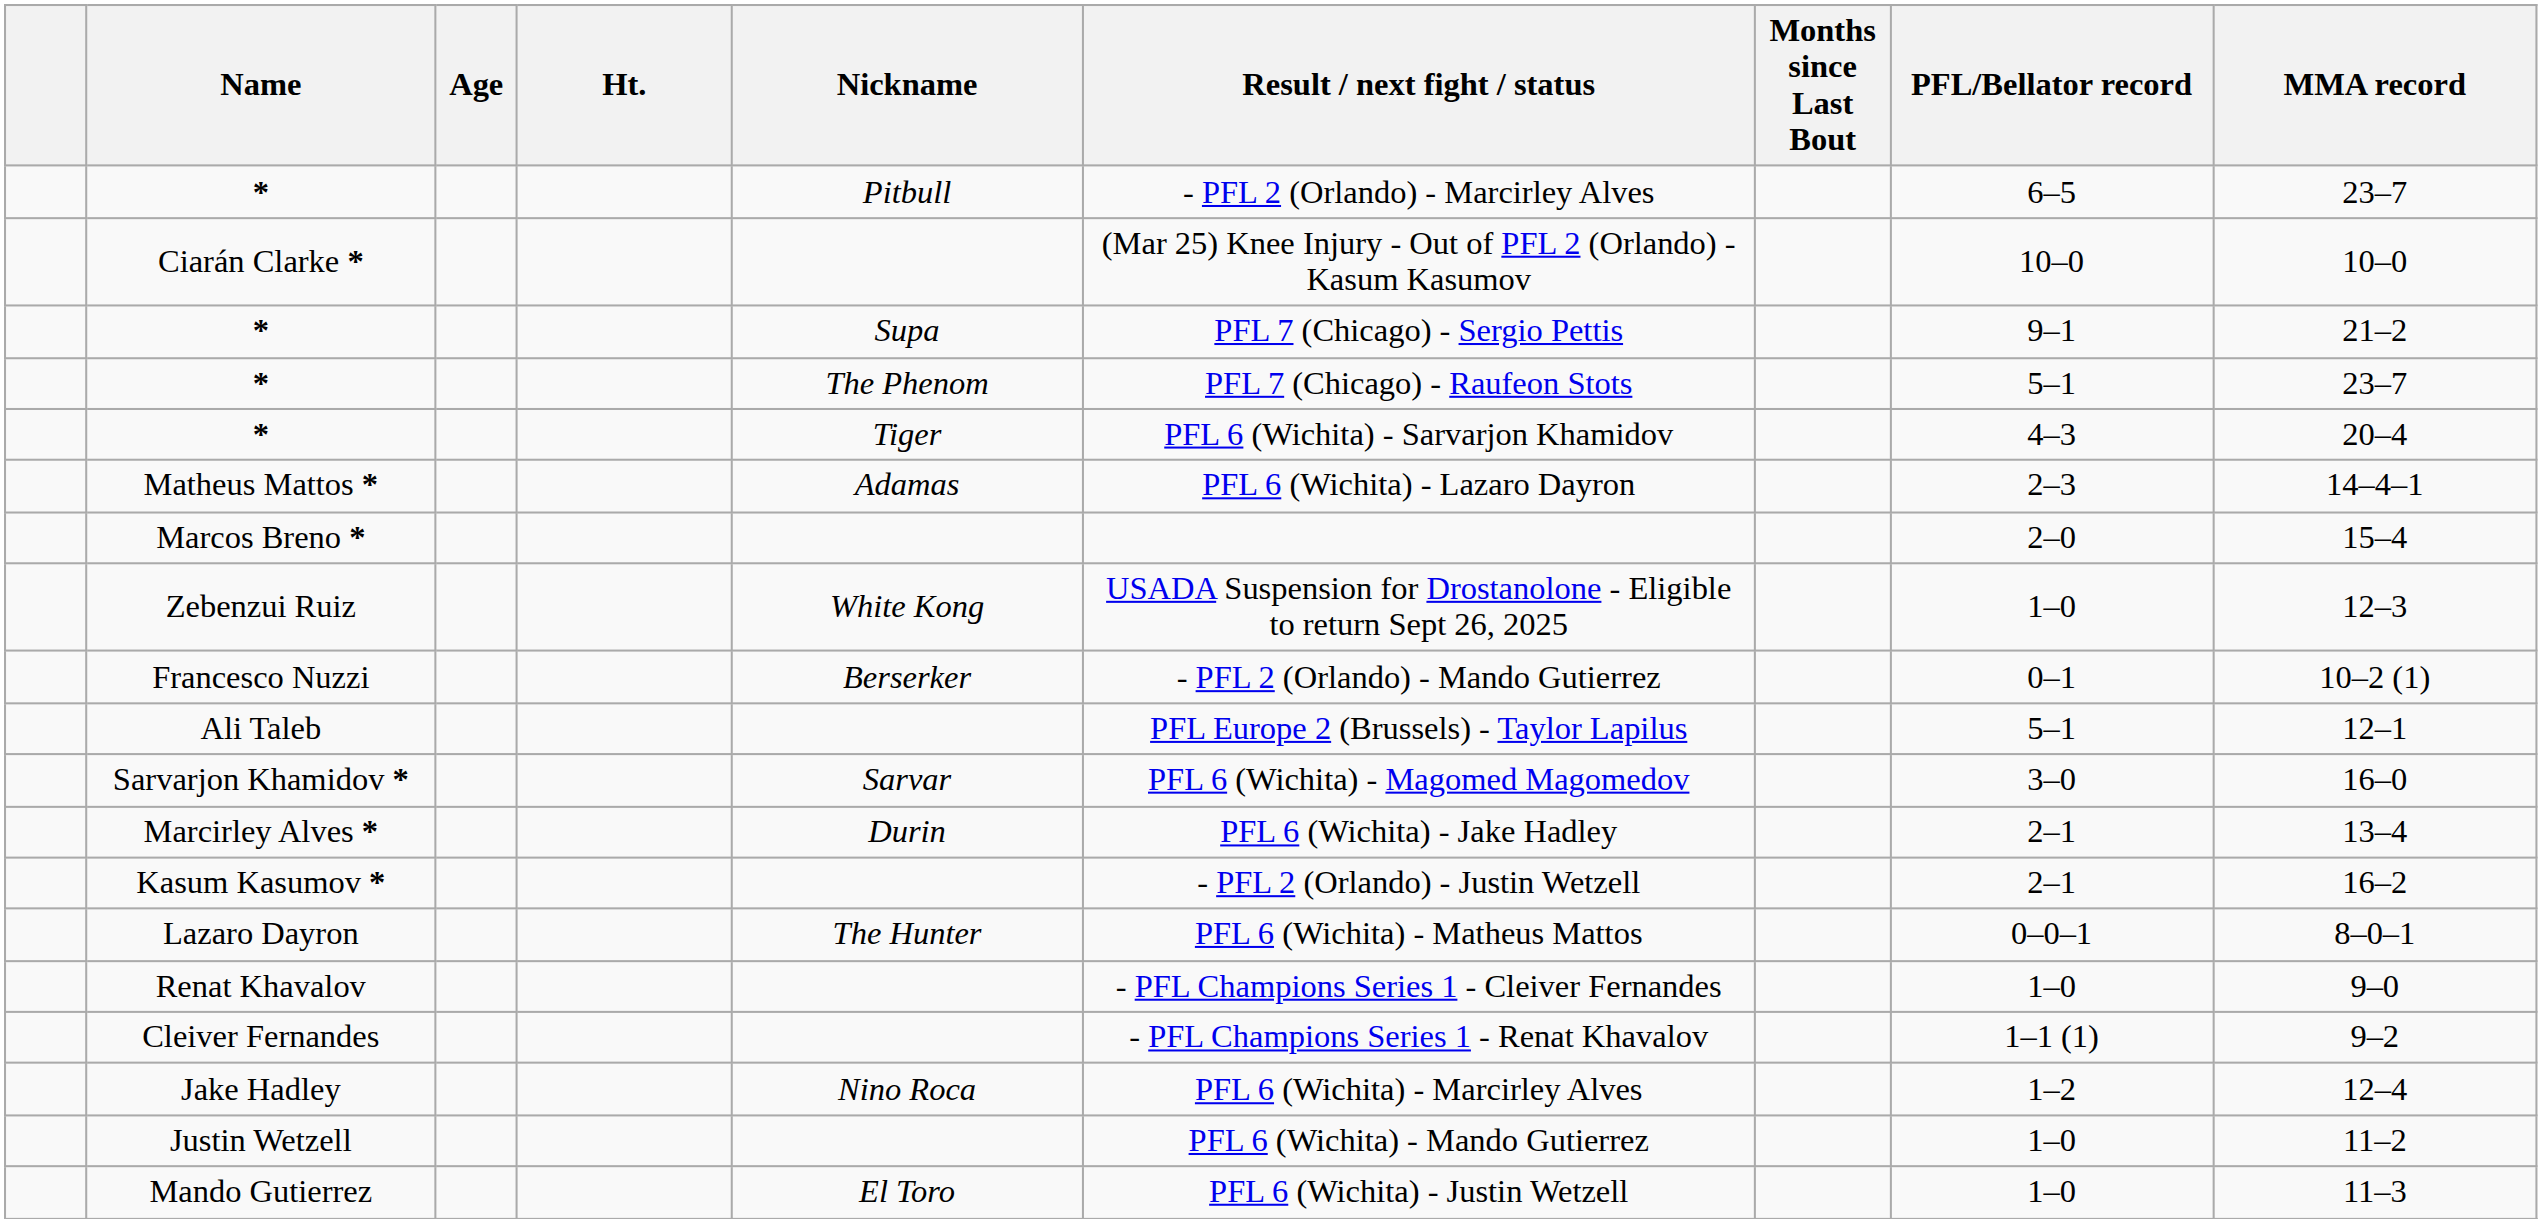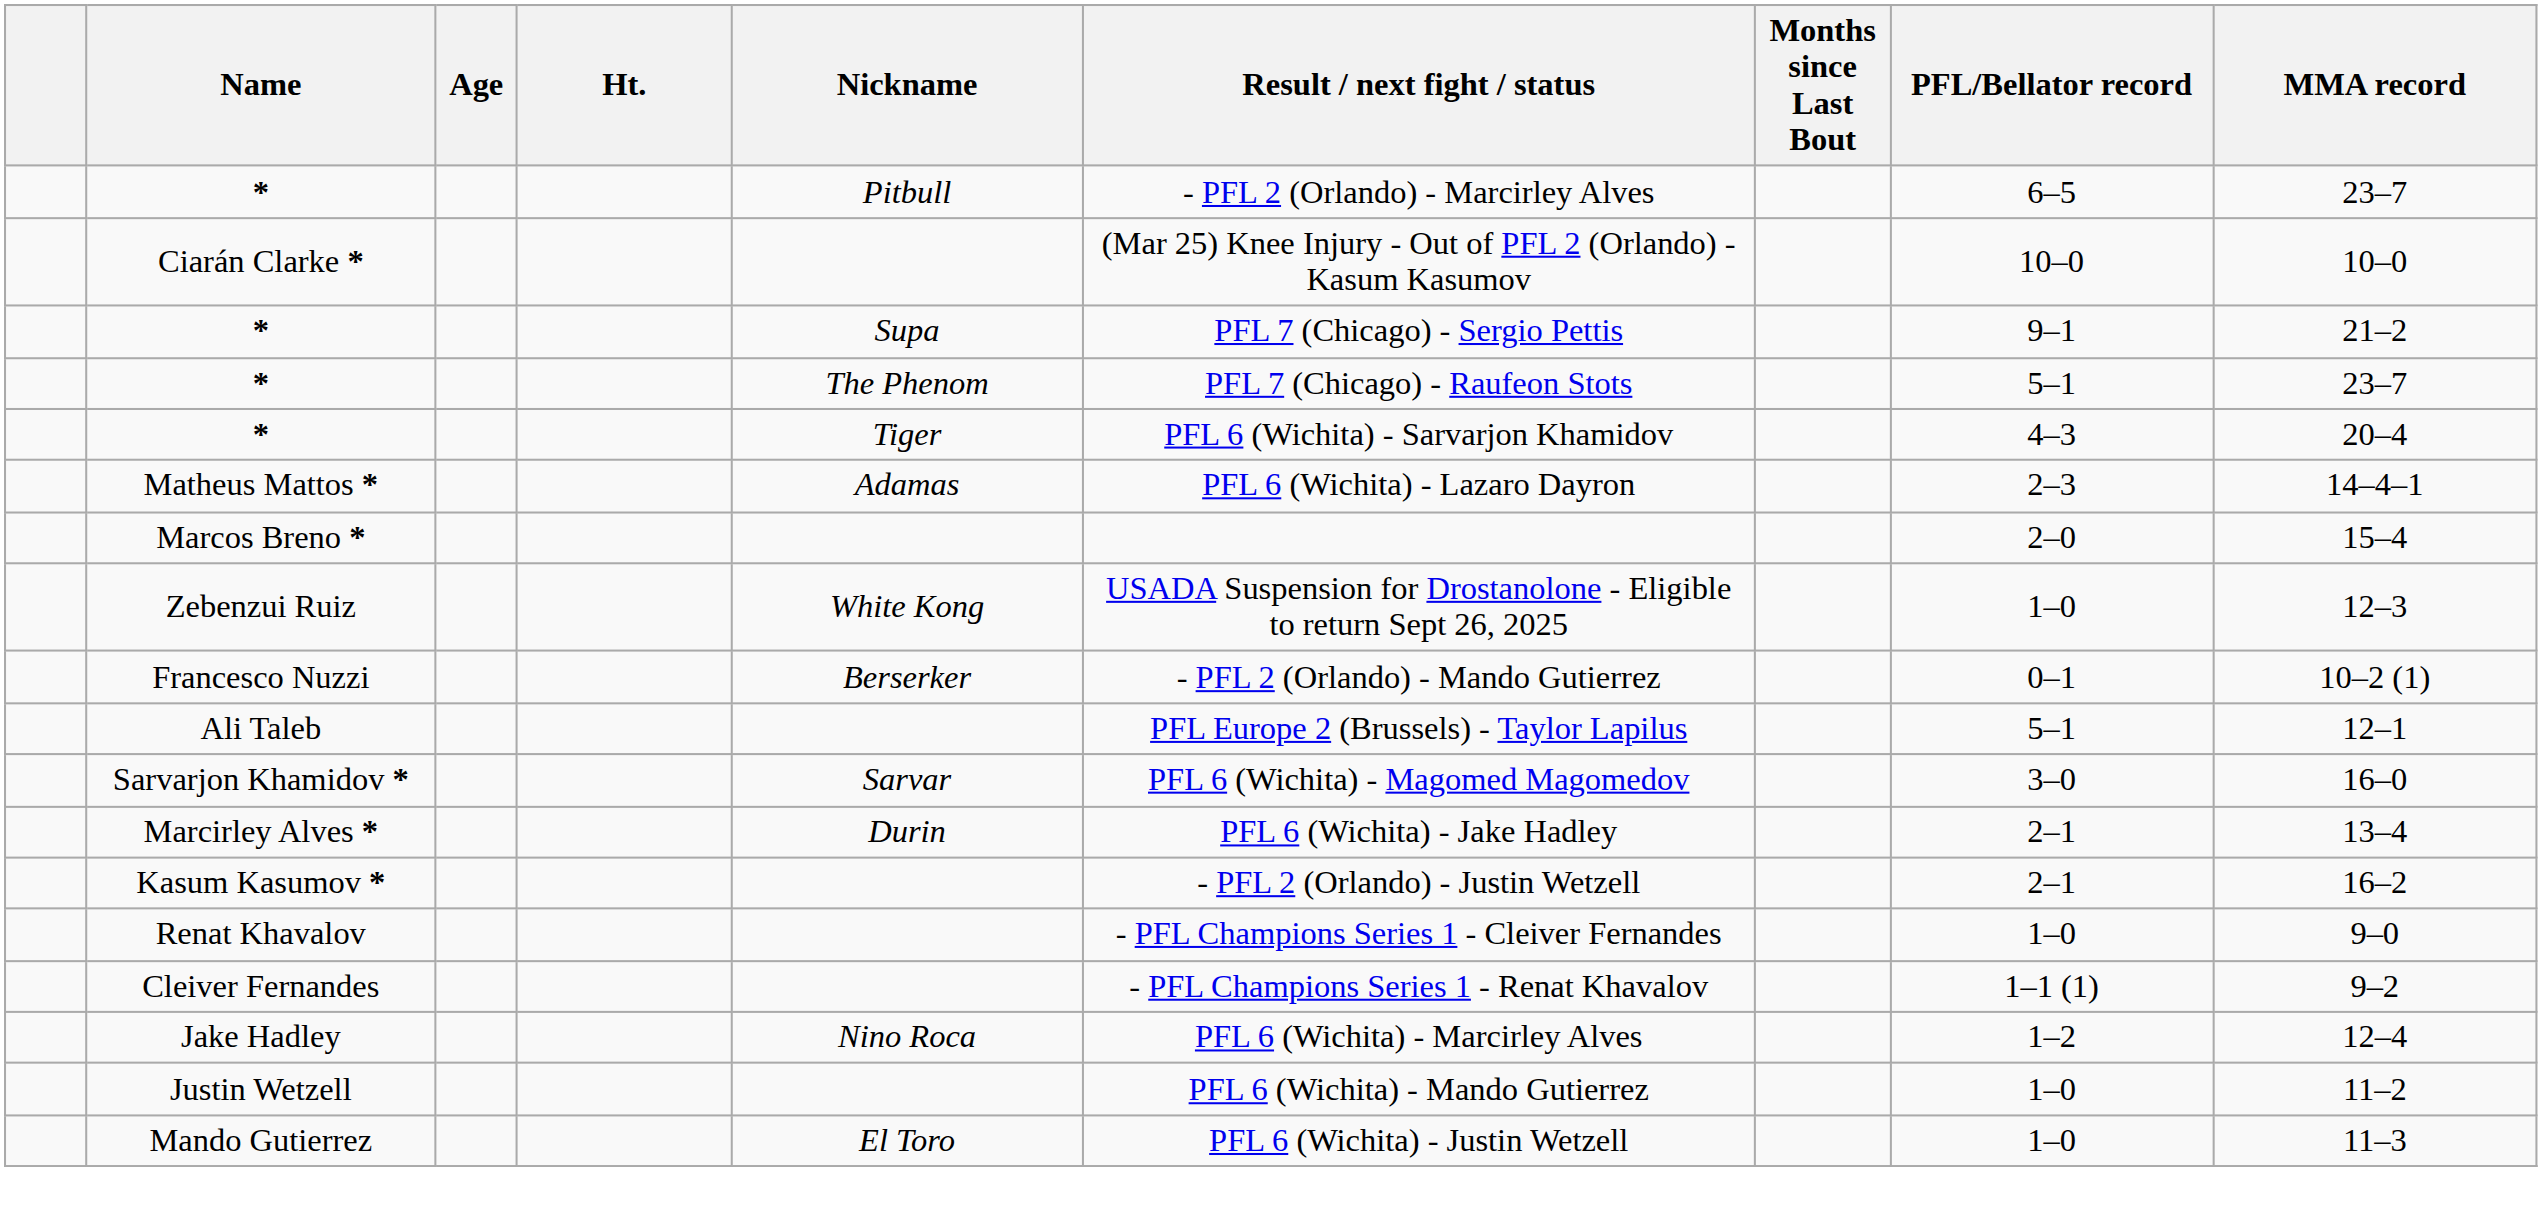- row: (45, 935)
